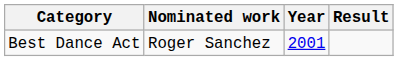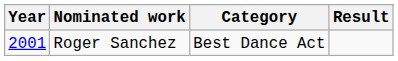columns swapped: (307, 17) <-> (74, 17)
